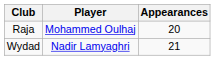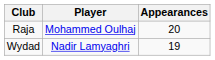(174, 47) 21 -> (174, 47) 19
